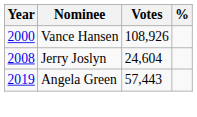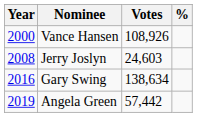(143, 58) 24,604 -> (143, 58) 24,603
+ row: (74, 79)
(143, 79) 57,443 -> (143, 101) 57,442
